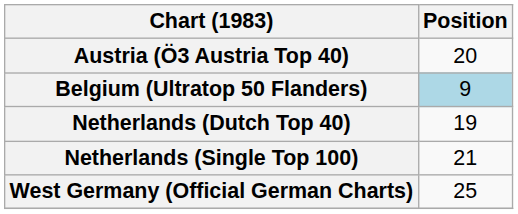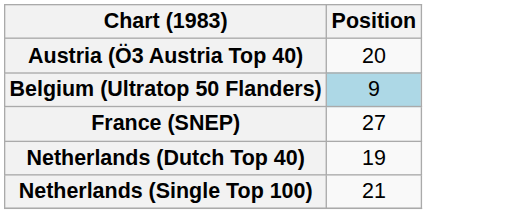+ row: (166, 123)
- row: (211, 191)
